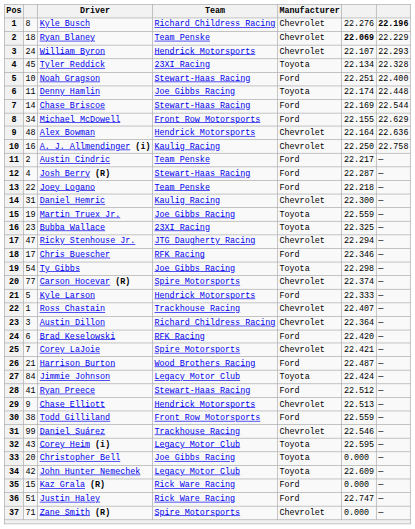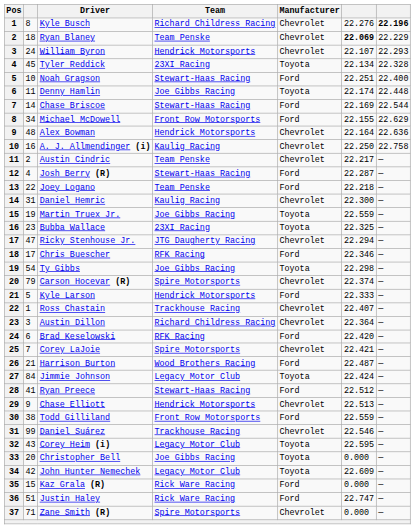(290, 161) Ford -> (302, 161) Chevrolet
(31, 283) 77 -> (31, 283) 79
